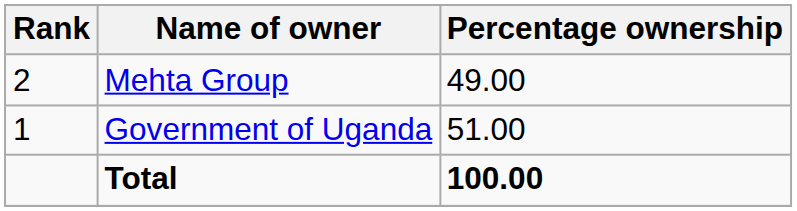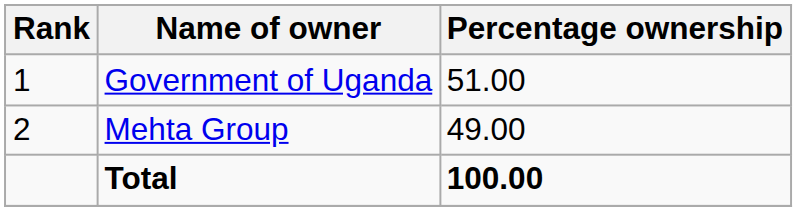rows swapped: (268, 129) <-> (197, 79)
